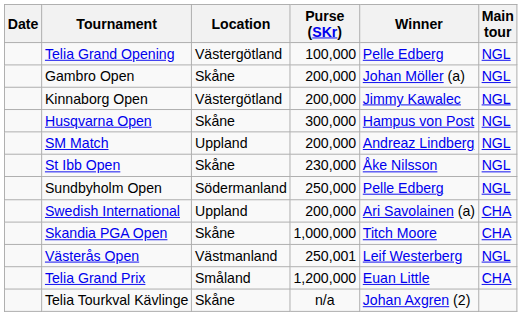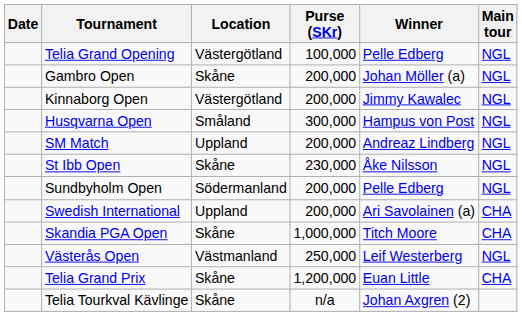(215, 121) Skåne -> (223, 121) Småland
(331, 188) 250,000 -> (331, 188) 200,000
(331, 255) 250,001 -> (331, 255) 250,000
(223, 278) Småland -> (215, 278) Skåne
